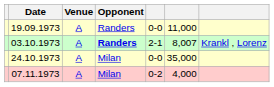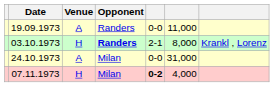(79, 43) A -> (79, 43) H
(184, 43) 8,007 -> (184, 43) 8,000
(182, 58) 35,000 -> (182, 58) 31,000
(79, 74) A -> (79, 74) H
(155, 74) normal -> (155, 74) bold
